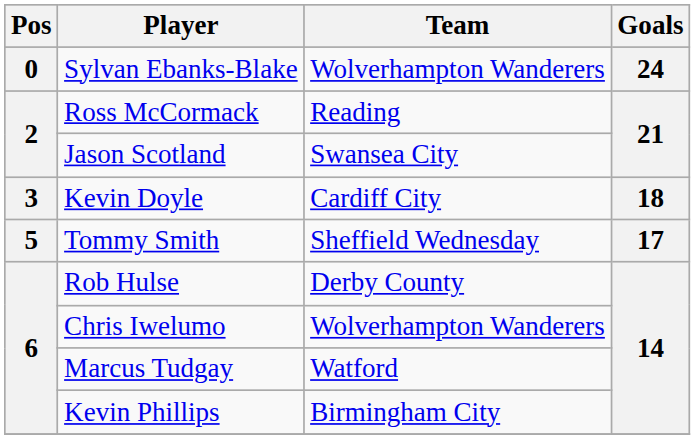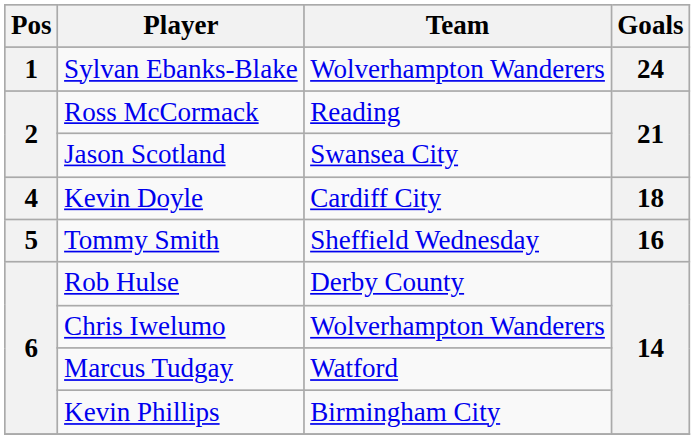(31, 68) 0 -> (31, 68) 1
(31, 197) 3 -> (31, 197) 4
(650, 240) 17 -> (650, 240) 16
